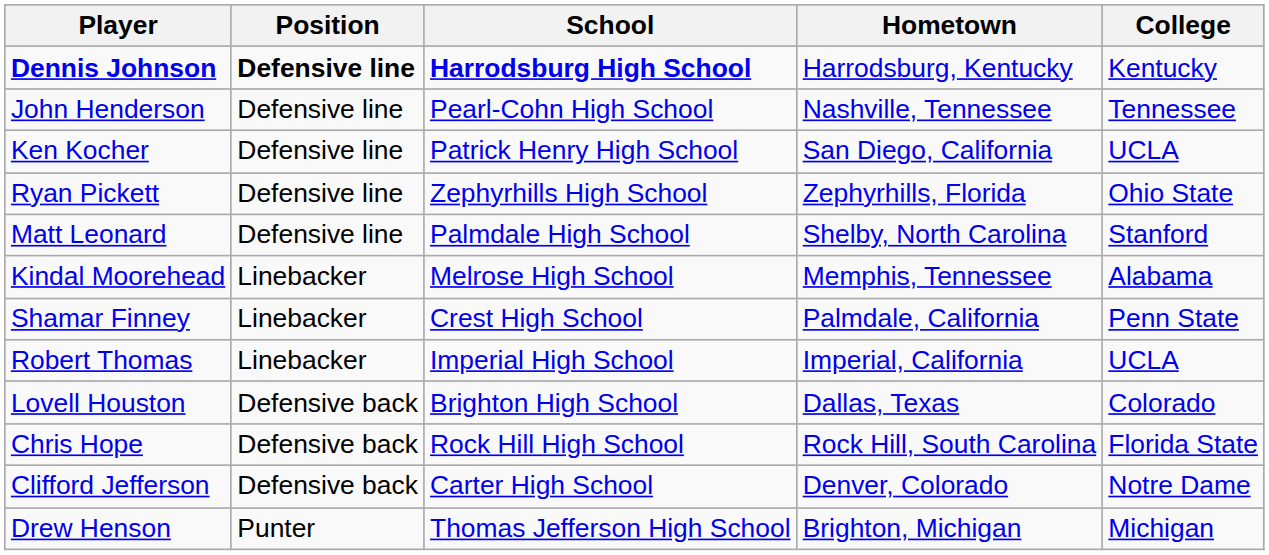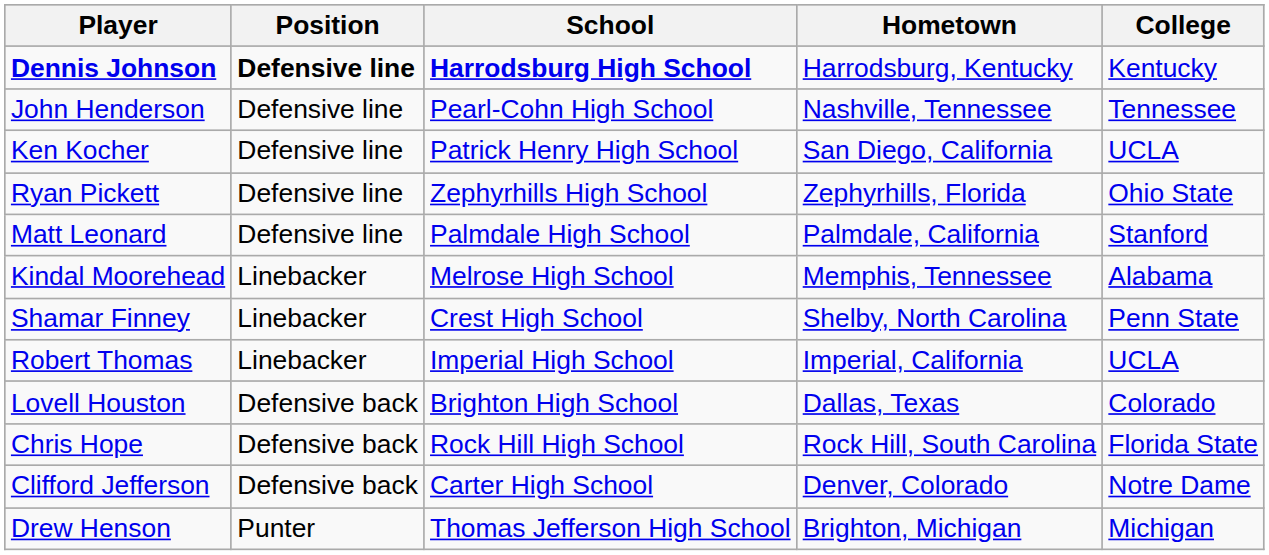(935, 234) Shelby, North Carolina -> (921, 234) Palmdale, California
(921, 318) Palmdale, California -> (935, 318) Shelby, North Carolina
